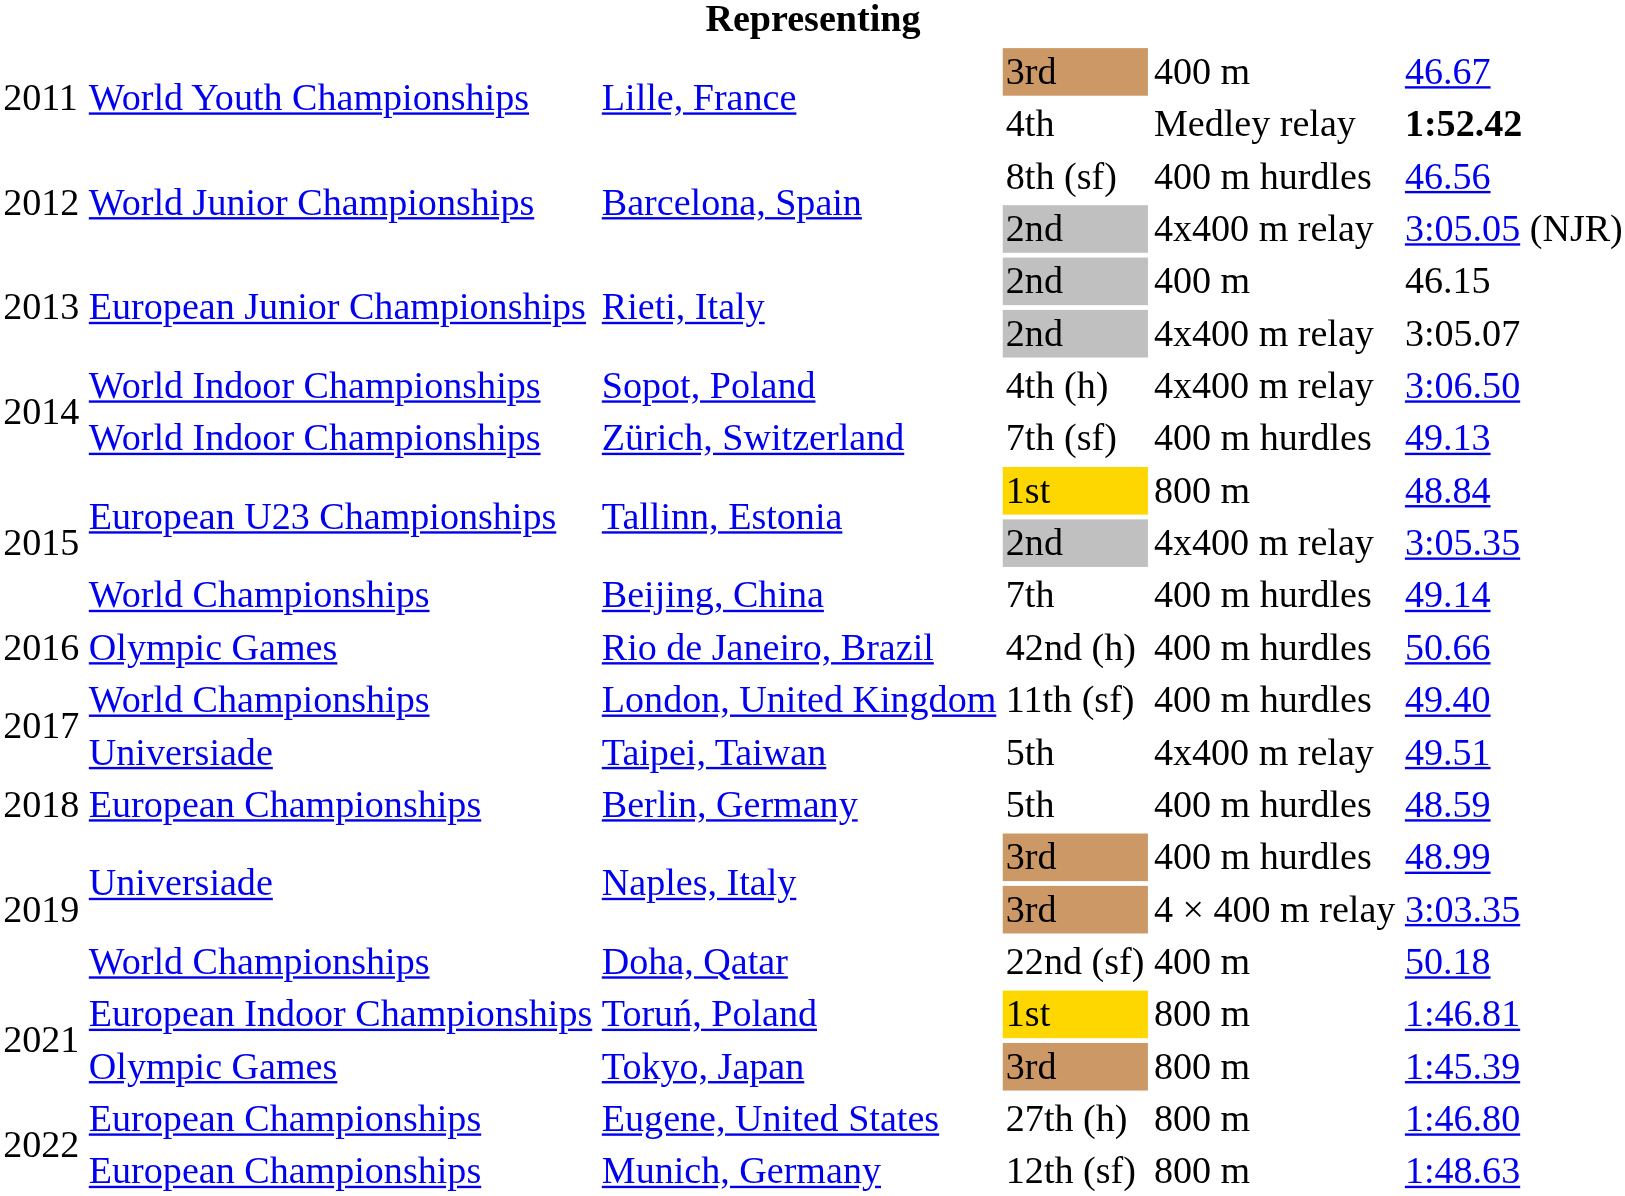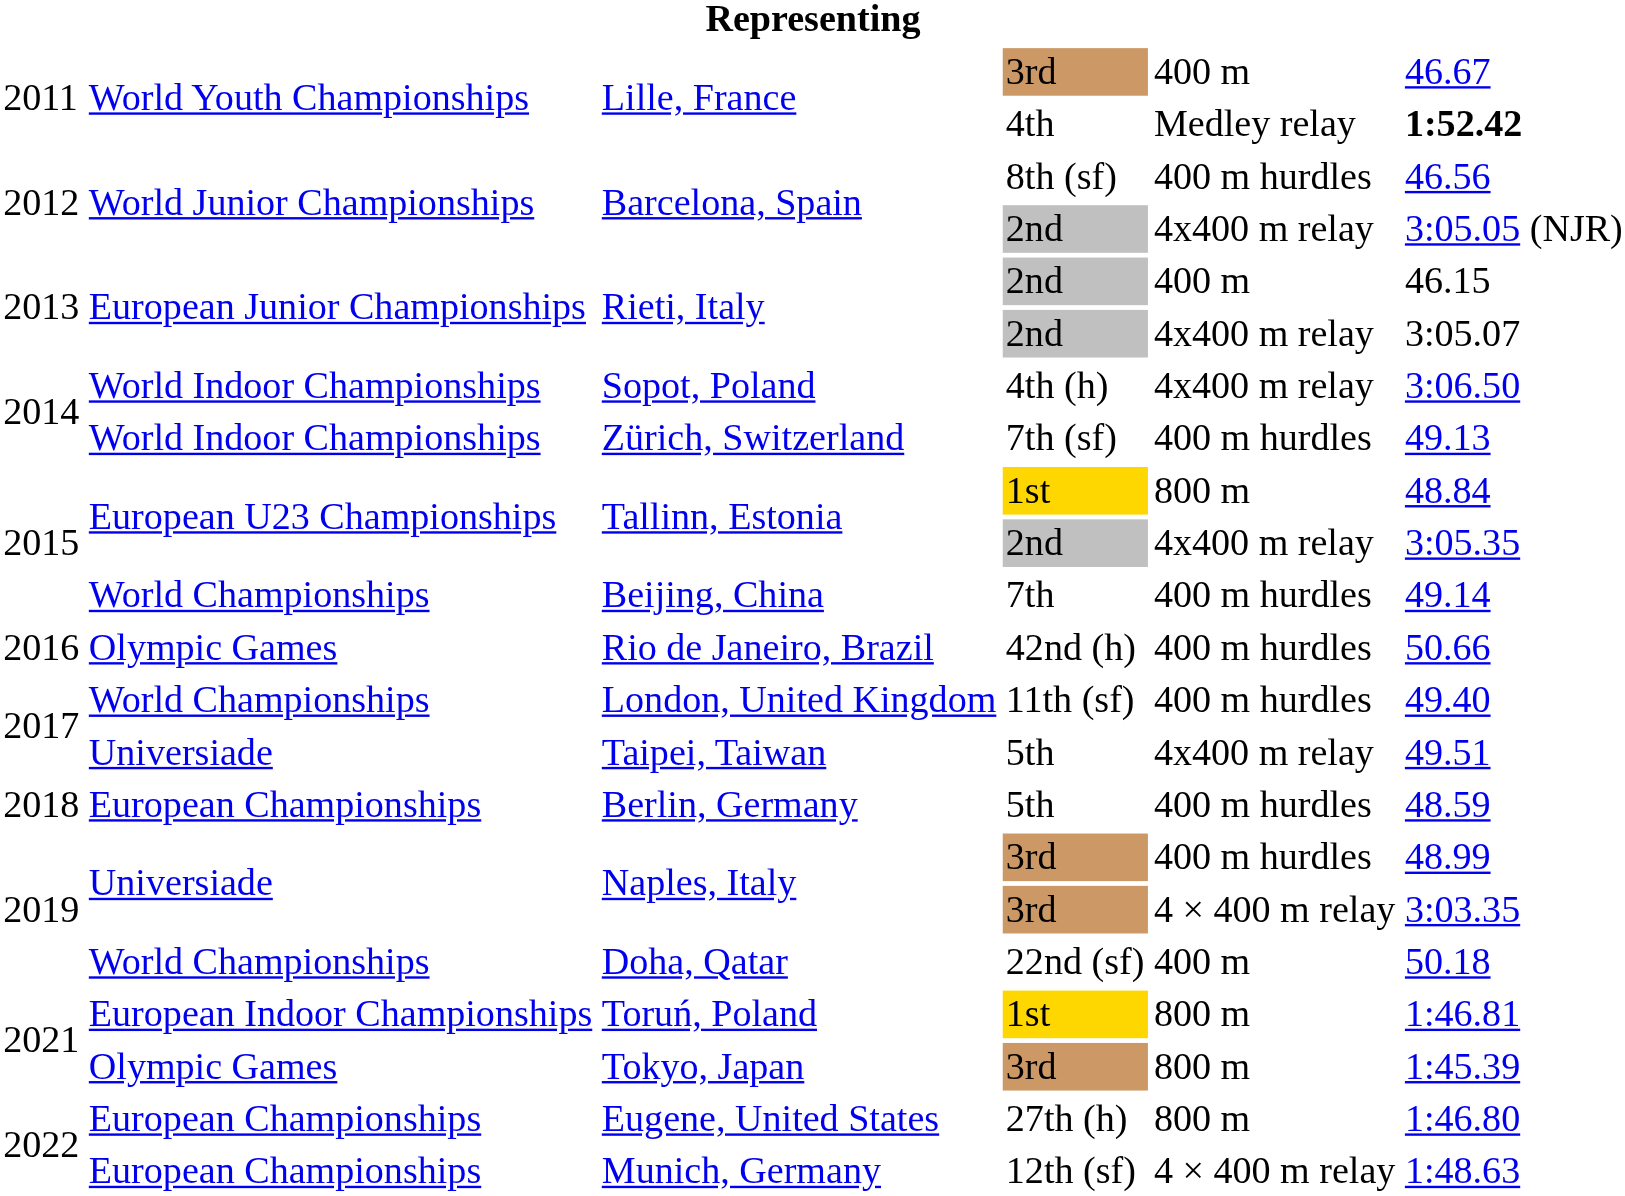(1202, 1170) 800 m -> (1275, 1170) 4 × 400 m relay
